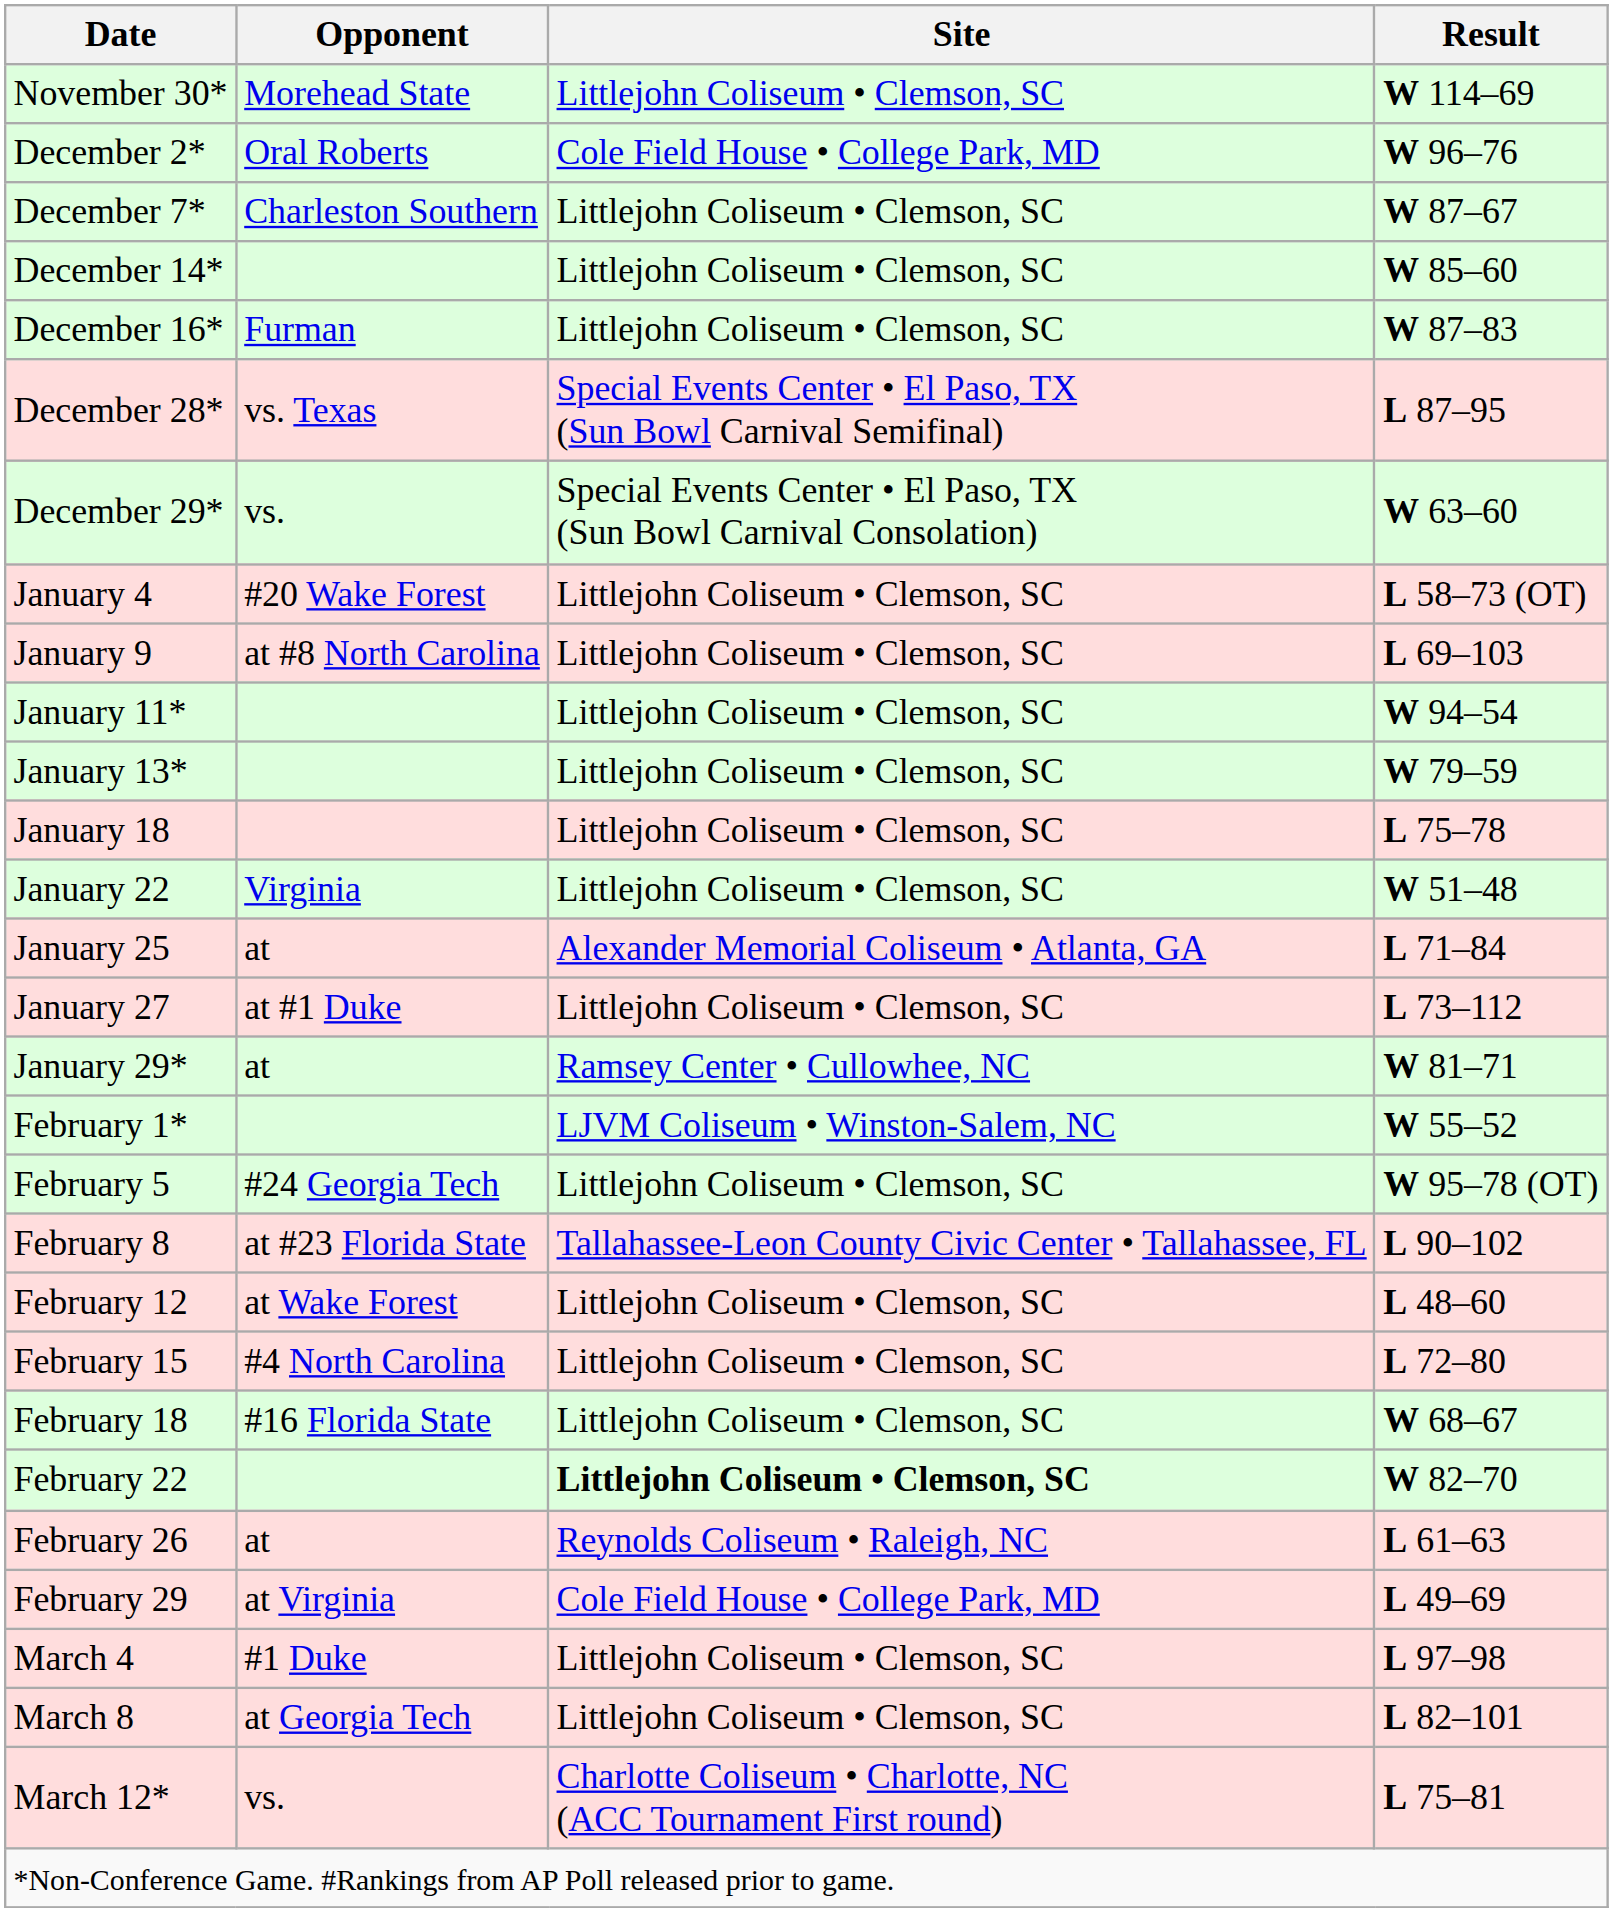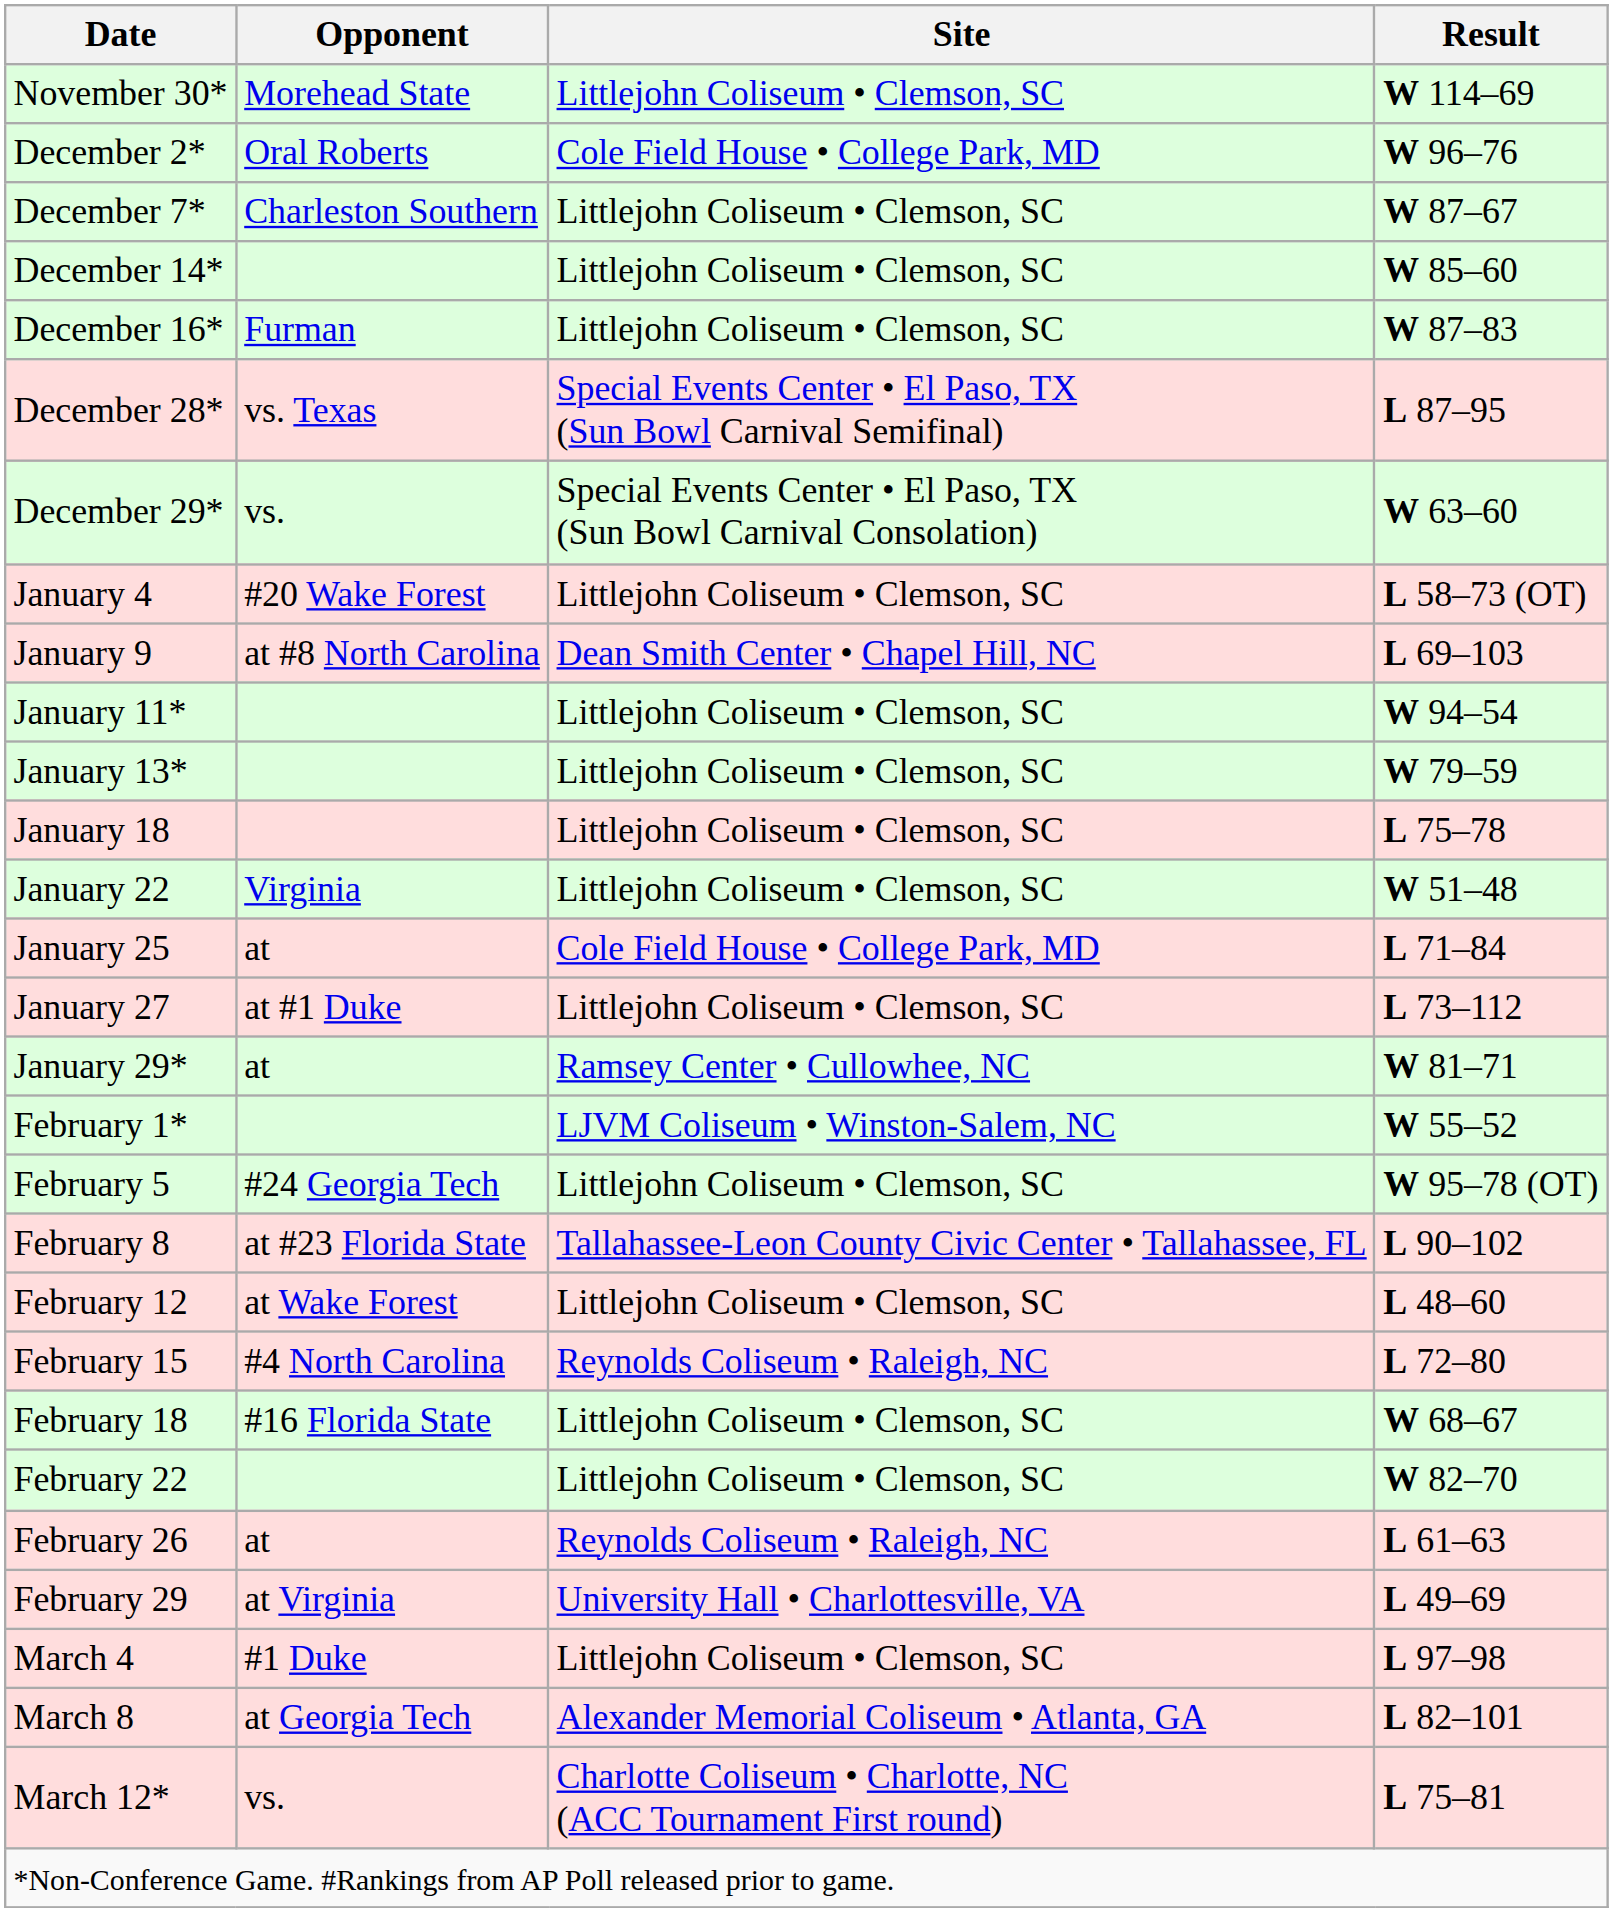(810, 651) Littlejohn Coliseum • Clemson, SC -> (826, 651) Dean Smith Center • Chapel Hill, NC
(881, 947) Alexander Memorial Coliseum • Atlanta, GA -> (828, 947) Cole Field House • College Park, MD
(810, 1361) Littlejohn Coliseum • Clemson, SC -> (802, 1361) Reynolds Coliseum • Raleigh, NC
(823, 1479) bold -> (810, 1479) normal
(828, 1597) Cole Field House • College Park, MD -> (821, 1597) University Hall • Charlottesville, VA
(810, 1716) Littlejohn Coliseum • Clemson, SC -> (881, 1716) Alexander Memorial Coliseum • Atlanta, GA
